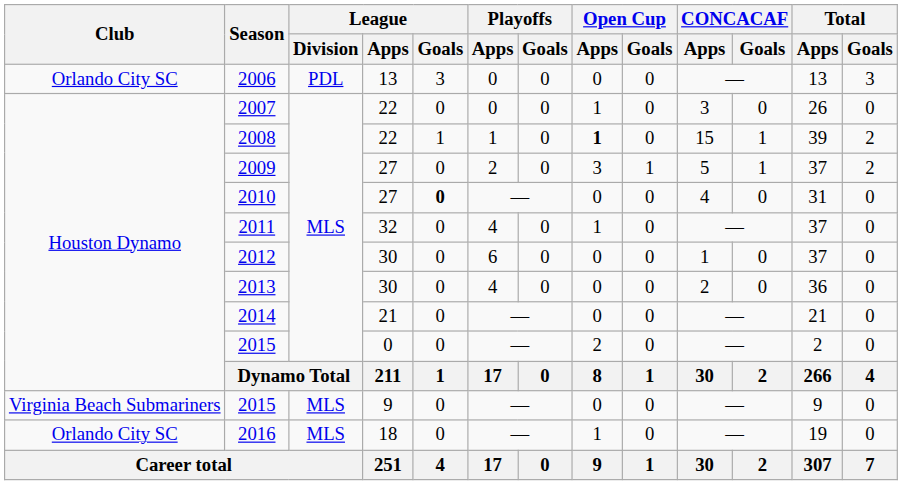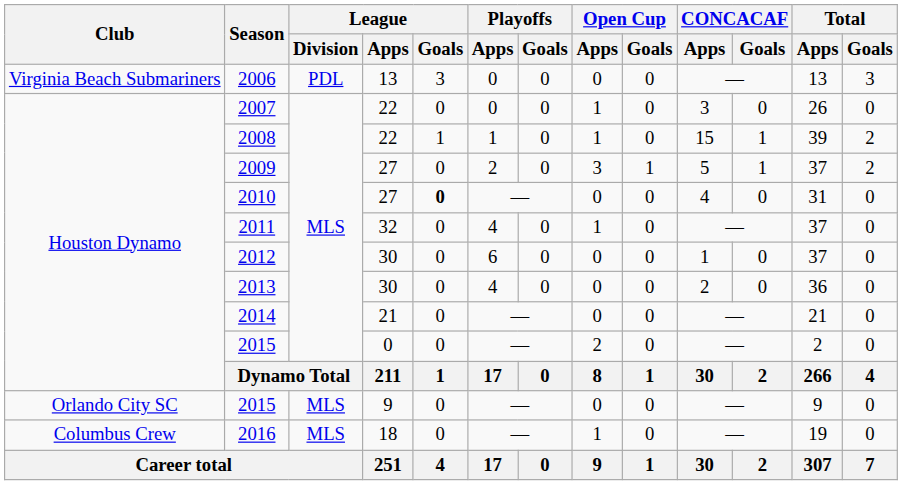(115, 78) Orlando City SC -> (115, 78) Virginia Beach Submariners
(597, 138) bold -> (597, 138) normal
(115, 405) Virginia Beach Submariners -> (115, 405) Orlando City SC
(115, 434) Orlando City SC -> (115, 434) Columbus Crew
